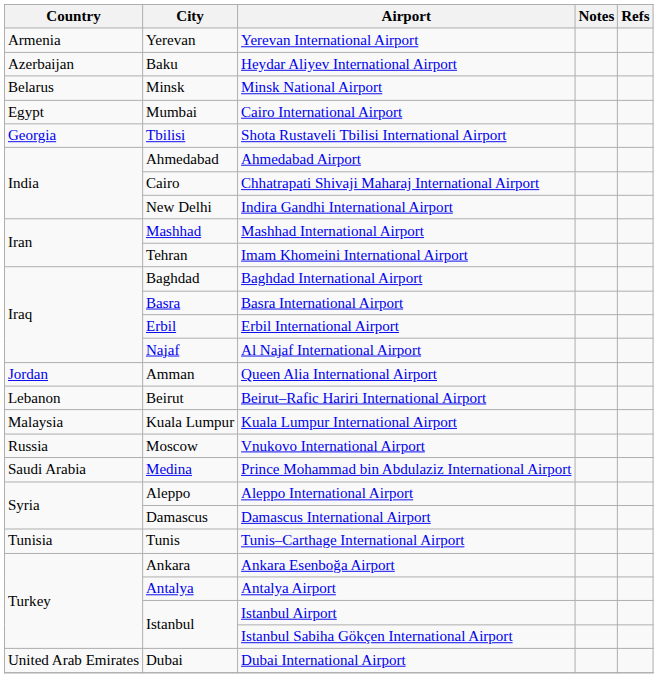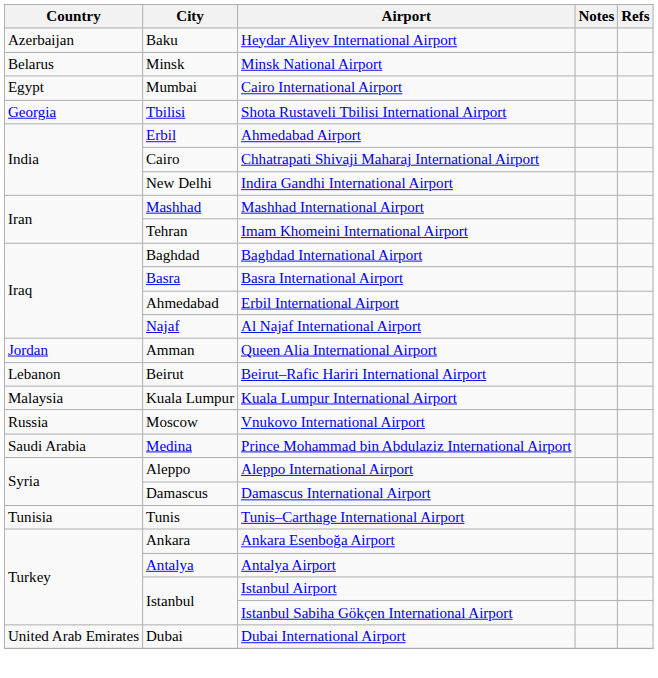- row: (330, 40)
(182, 159) Ahmedabad -> (161, 135) Erbil
(161, 326) Erbil -> (182, 302) Ahmedabad
